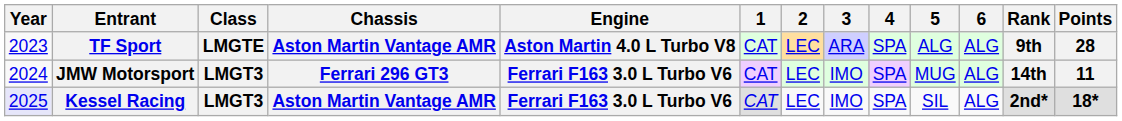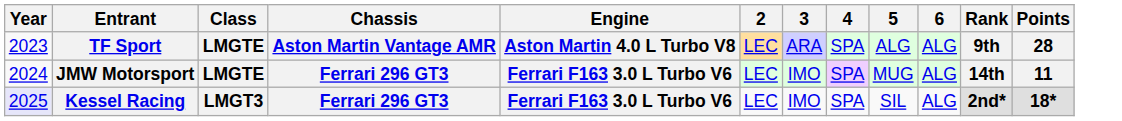- column: (761, 18)
(233, 73) LMGT3 -> (233, 73) LMGTE
(384, 101) Aston Martin Vantage AMR -> (384, 101) Ferrari 296 GT3
